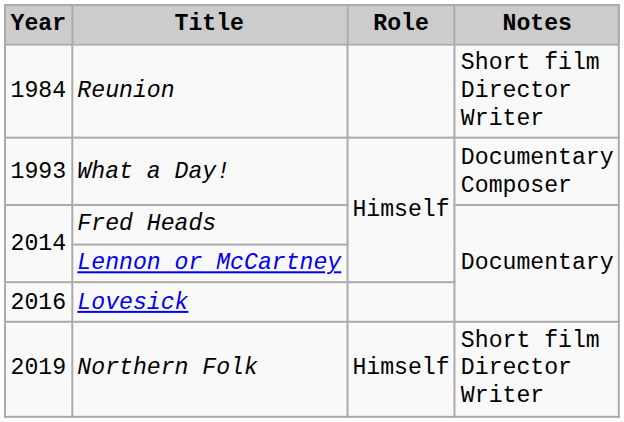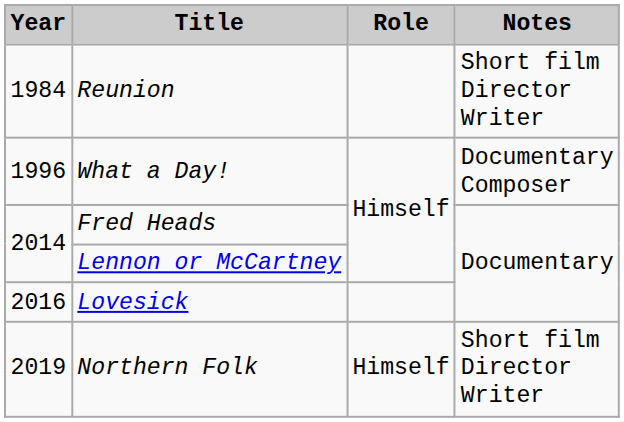(38, 171) 1993 -> (38, 171) 1996
